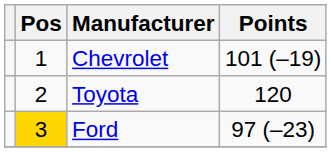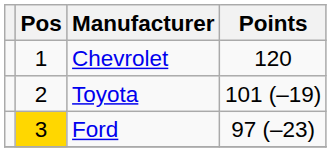(273, 58) 101 (–19) -> (273, 58) 120
(273, 94) 120 -> (273, 94) 101 (–19)
